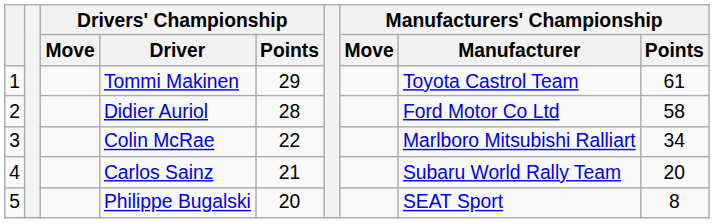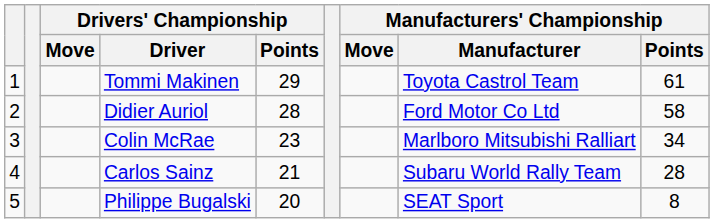(290, 141) 22 -> (290, 141) 23
(674, 172) 20 -> (674, 172) 28
